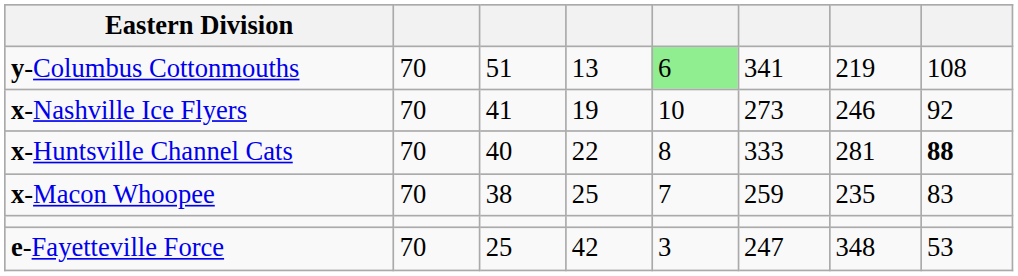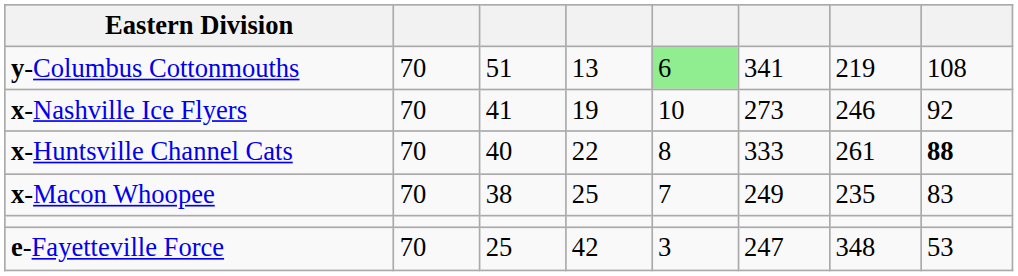(855, 151) 281 -> (855, 151) 261
(764, 194) 259 -> (764, 194) 249
